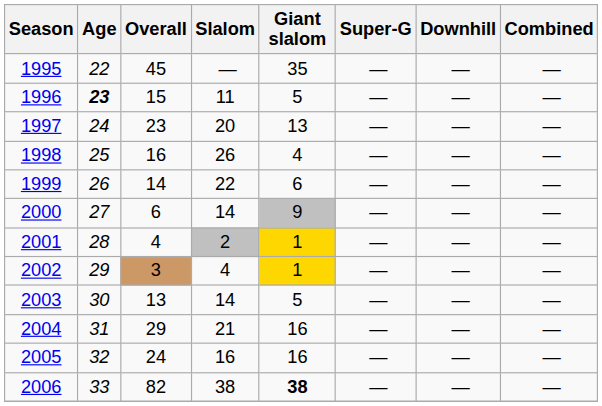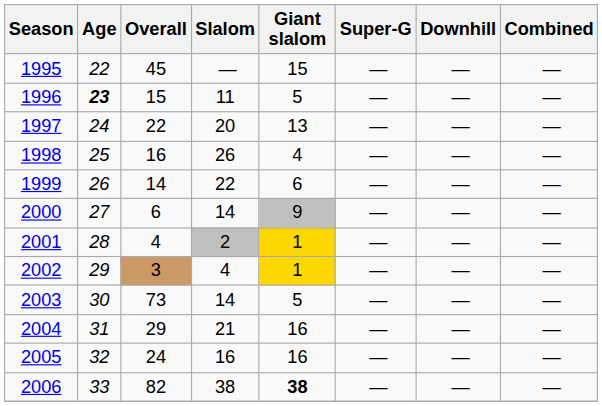(297, 68) 35 -> (297, 68) 15
(156, 126) 23 -> (156, 126) 22
(156, 299) 13 -> (156, 299) 73
